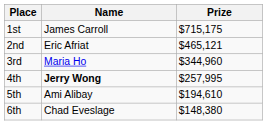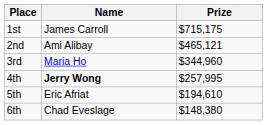(66, 45) Eric Afriat -> (68, 45) Ami Alibay
(68, 95) Ami Alibay -> (66, 95) Eric Afriat
